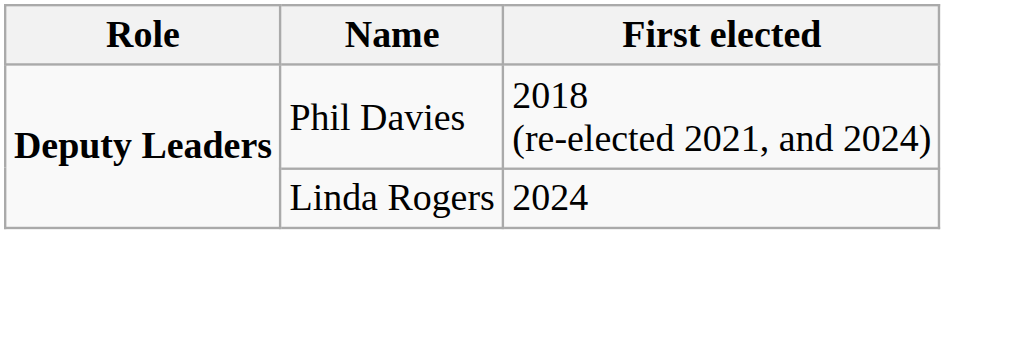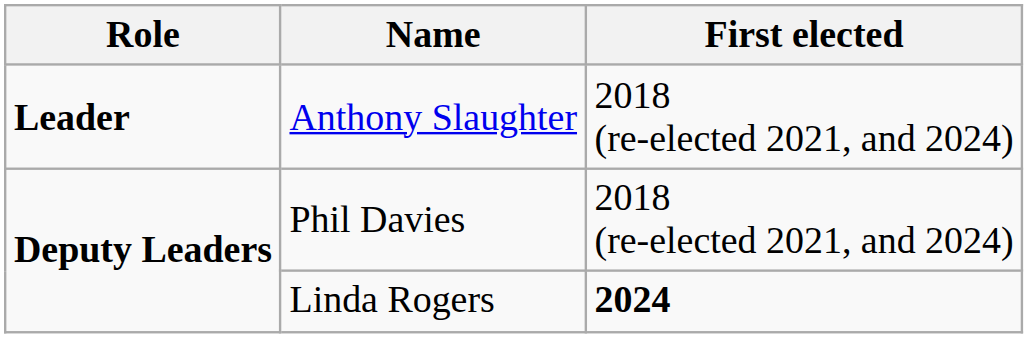+ row: (433, 116)
(550, 197) normal -> (632, 300) bold
